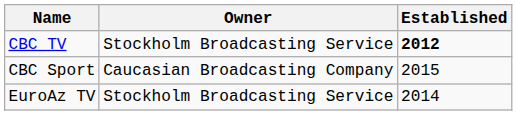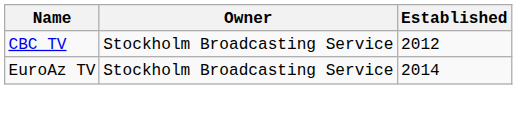(420, 44) bold -> (420, 44) normal
- row: (52, 70)
